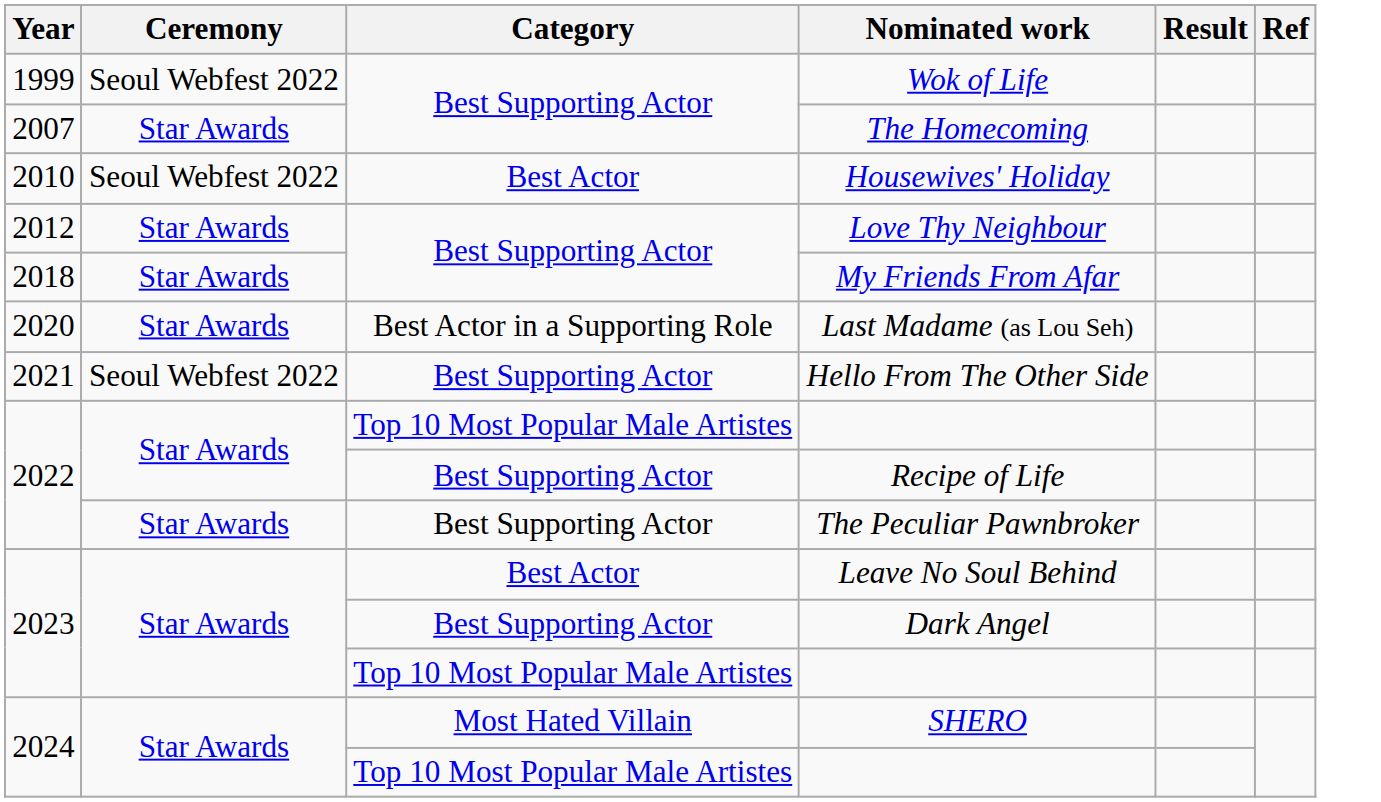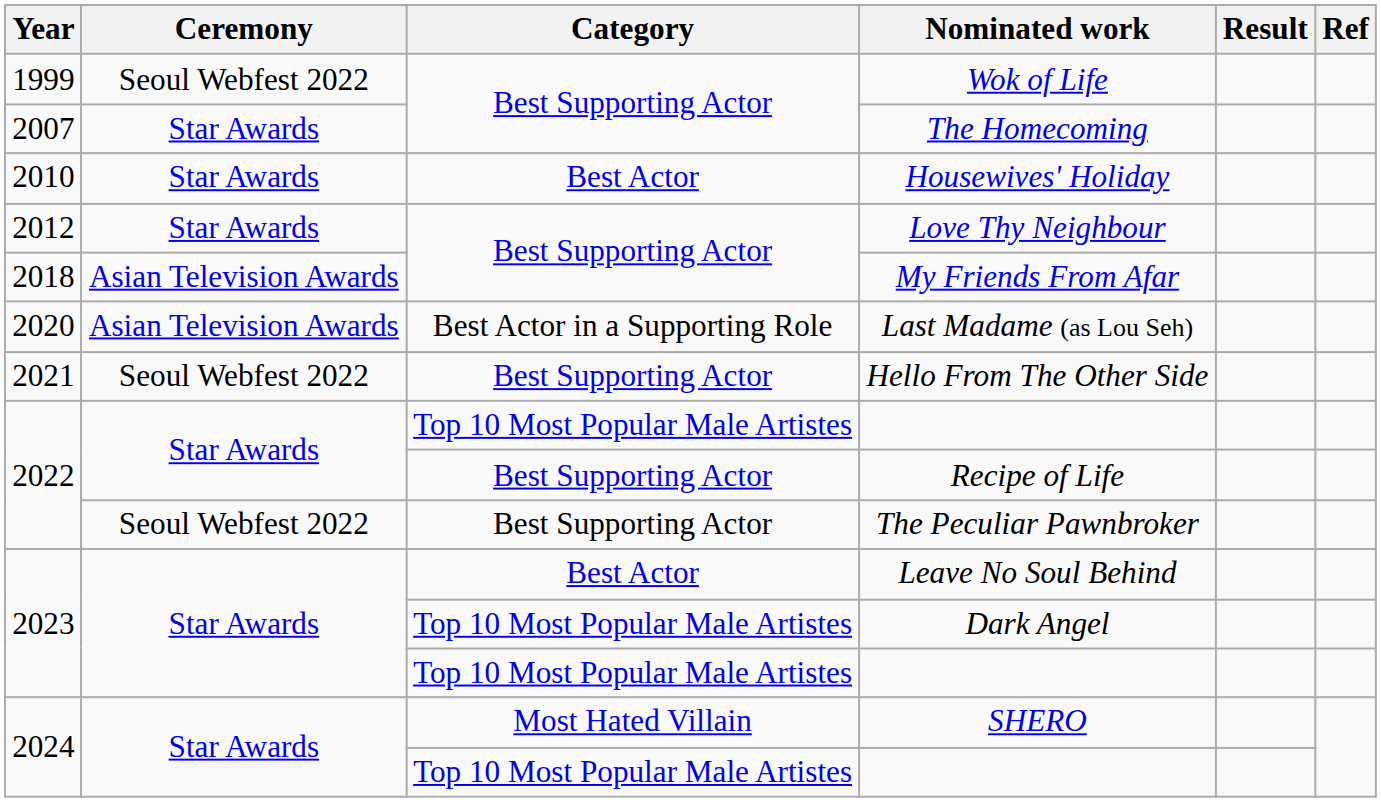(214, 177) Seoul Webfest 2022 -> (244, 177) Star Awards
(214, 276) Star Awards -> (244, 276) Asian Television Awards
(214, 326) Star Awards -> (244, 326) Asian Television Awards
(214, 524) Star Awards -> (244, 524) Seoul Webfest 2022
(573, 623) Best Supporting Actor -> (633, 623) Top 10 Most Popular Male Artistes
